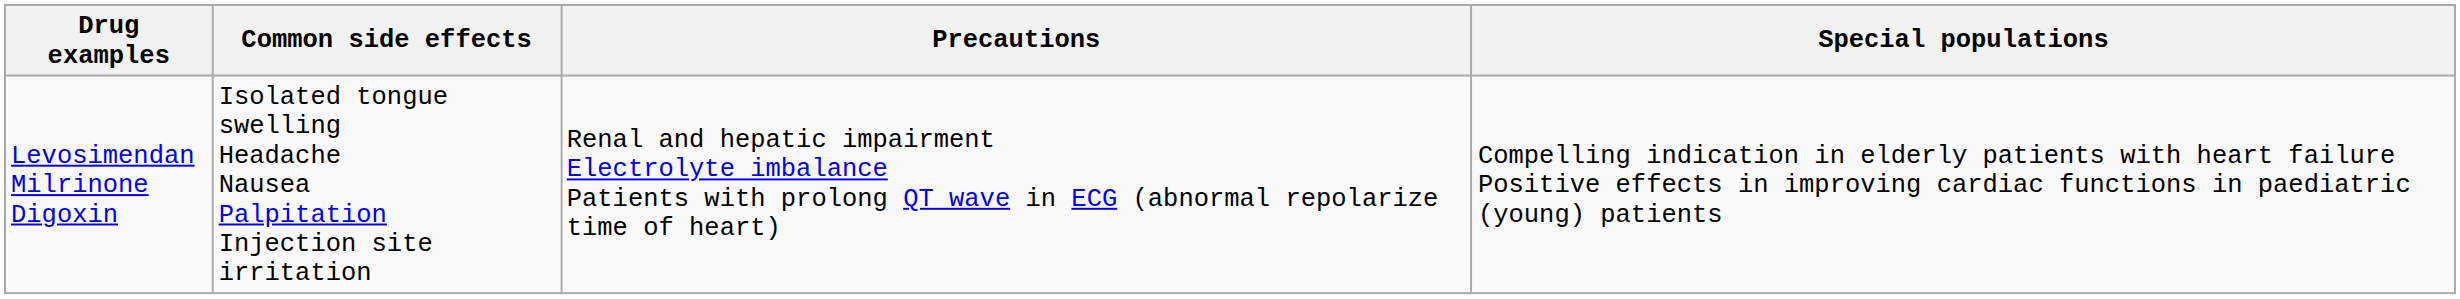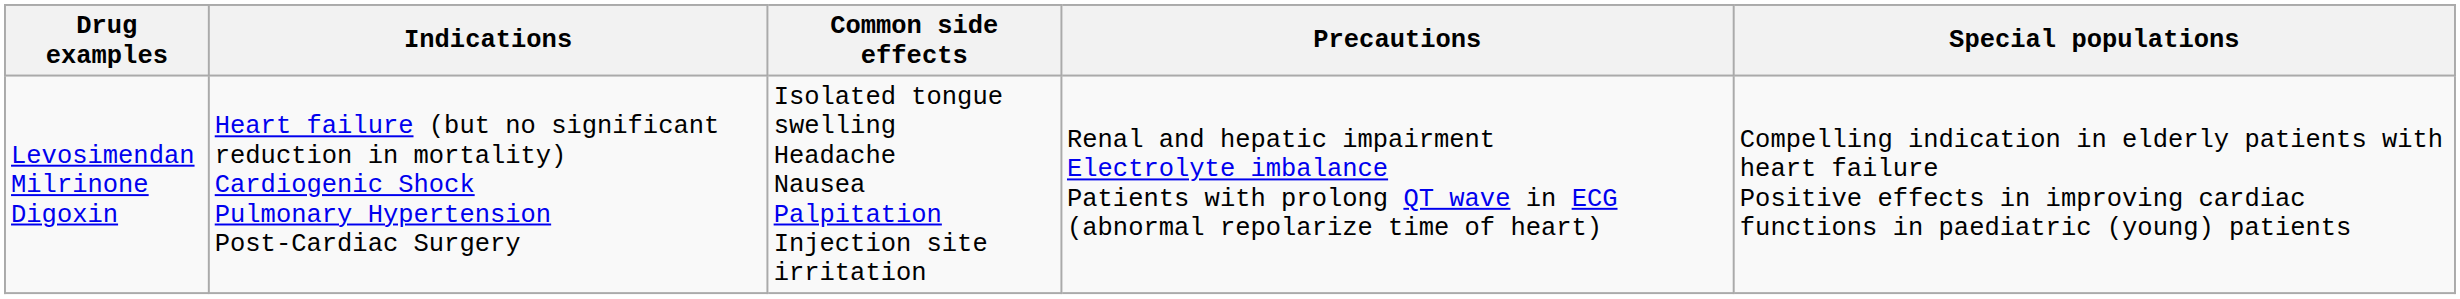+ column: (488, 40)
